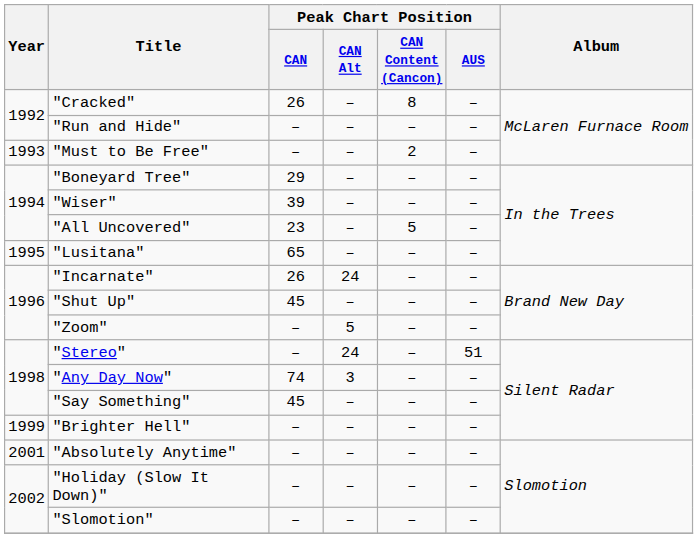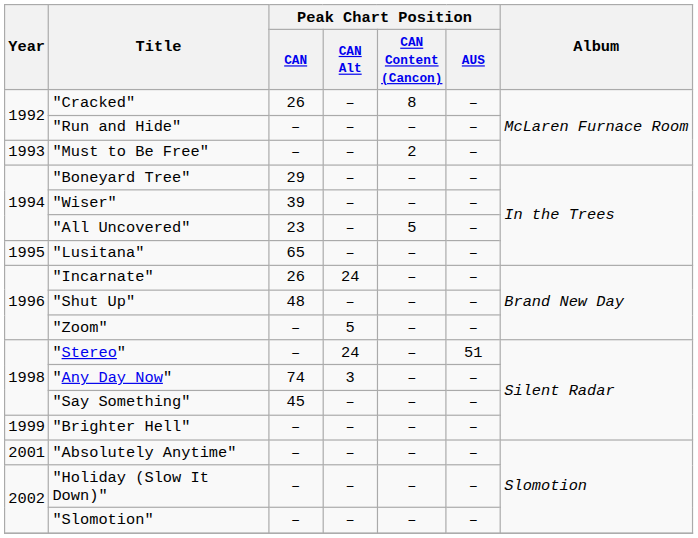(296, 303) 45 -> (296, 303) 48
